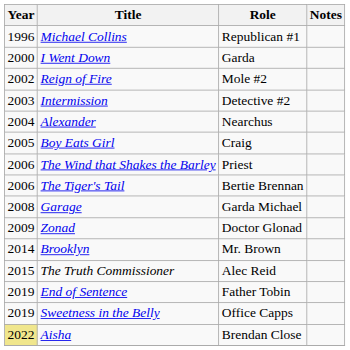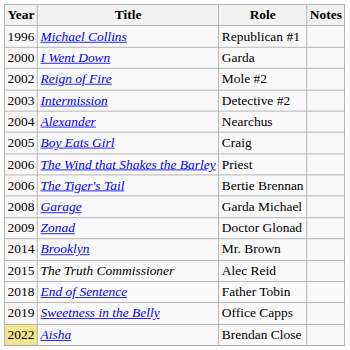(21, 292) 2019 -> (21, 292) 2018
